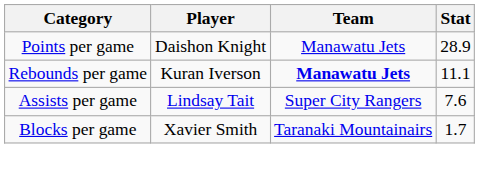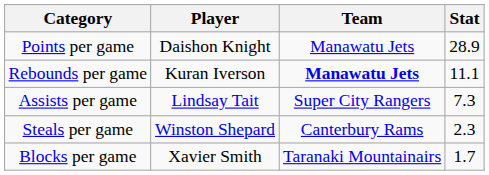(456, 101) 7.6 -> (464, 101) 7.3
+ row: (78, 128)
